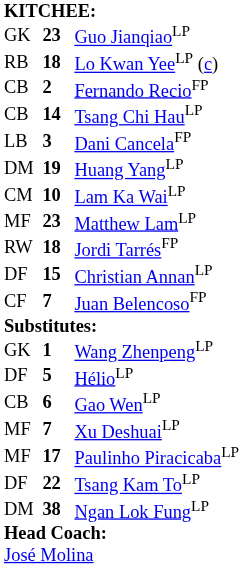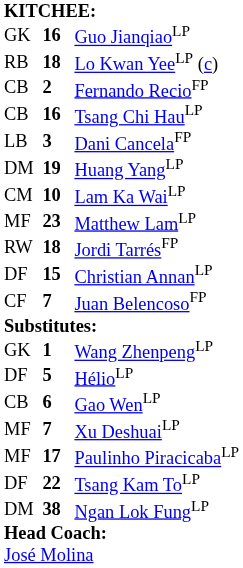(52, 34) 23 -> (52, 34) 16
(52, 114) 14 -> (52, 114) 16
